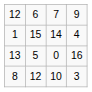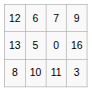- row: (15, 35)
(35, 76) 12 -> (35, 73) 10
(56, 76) 10 -> (56, 73) 11
